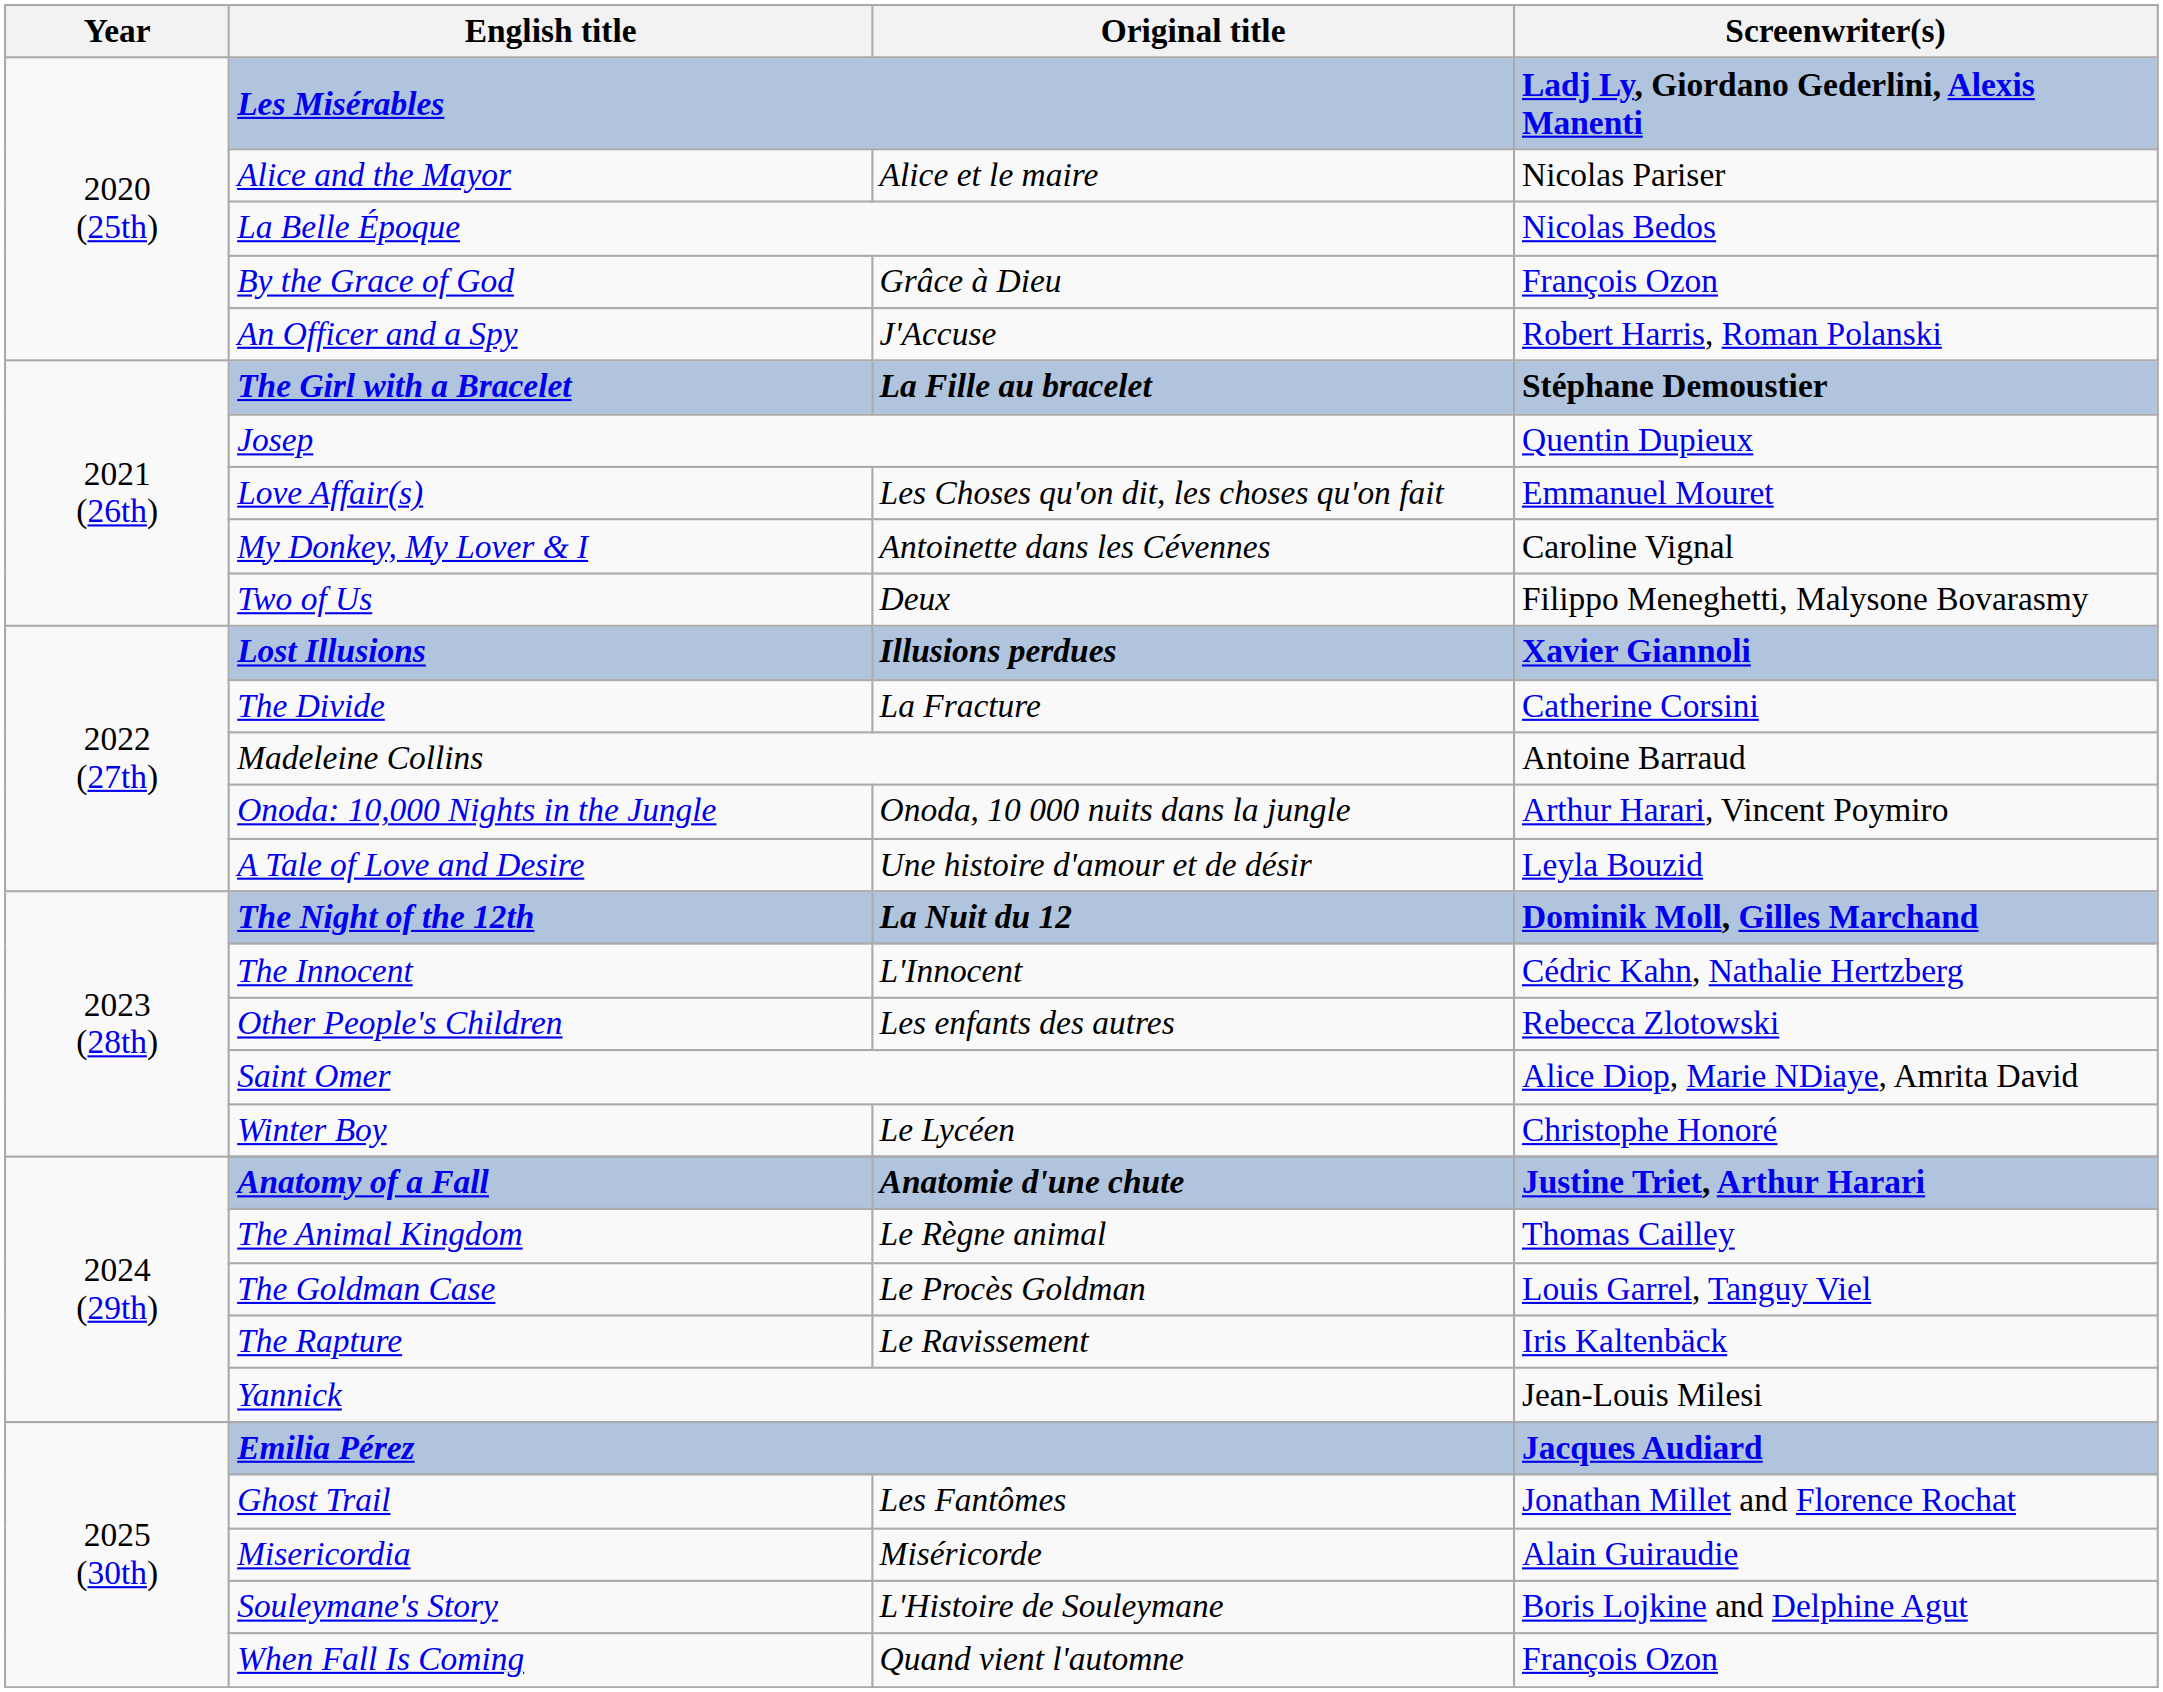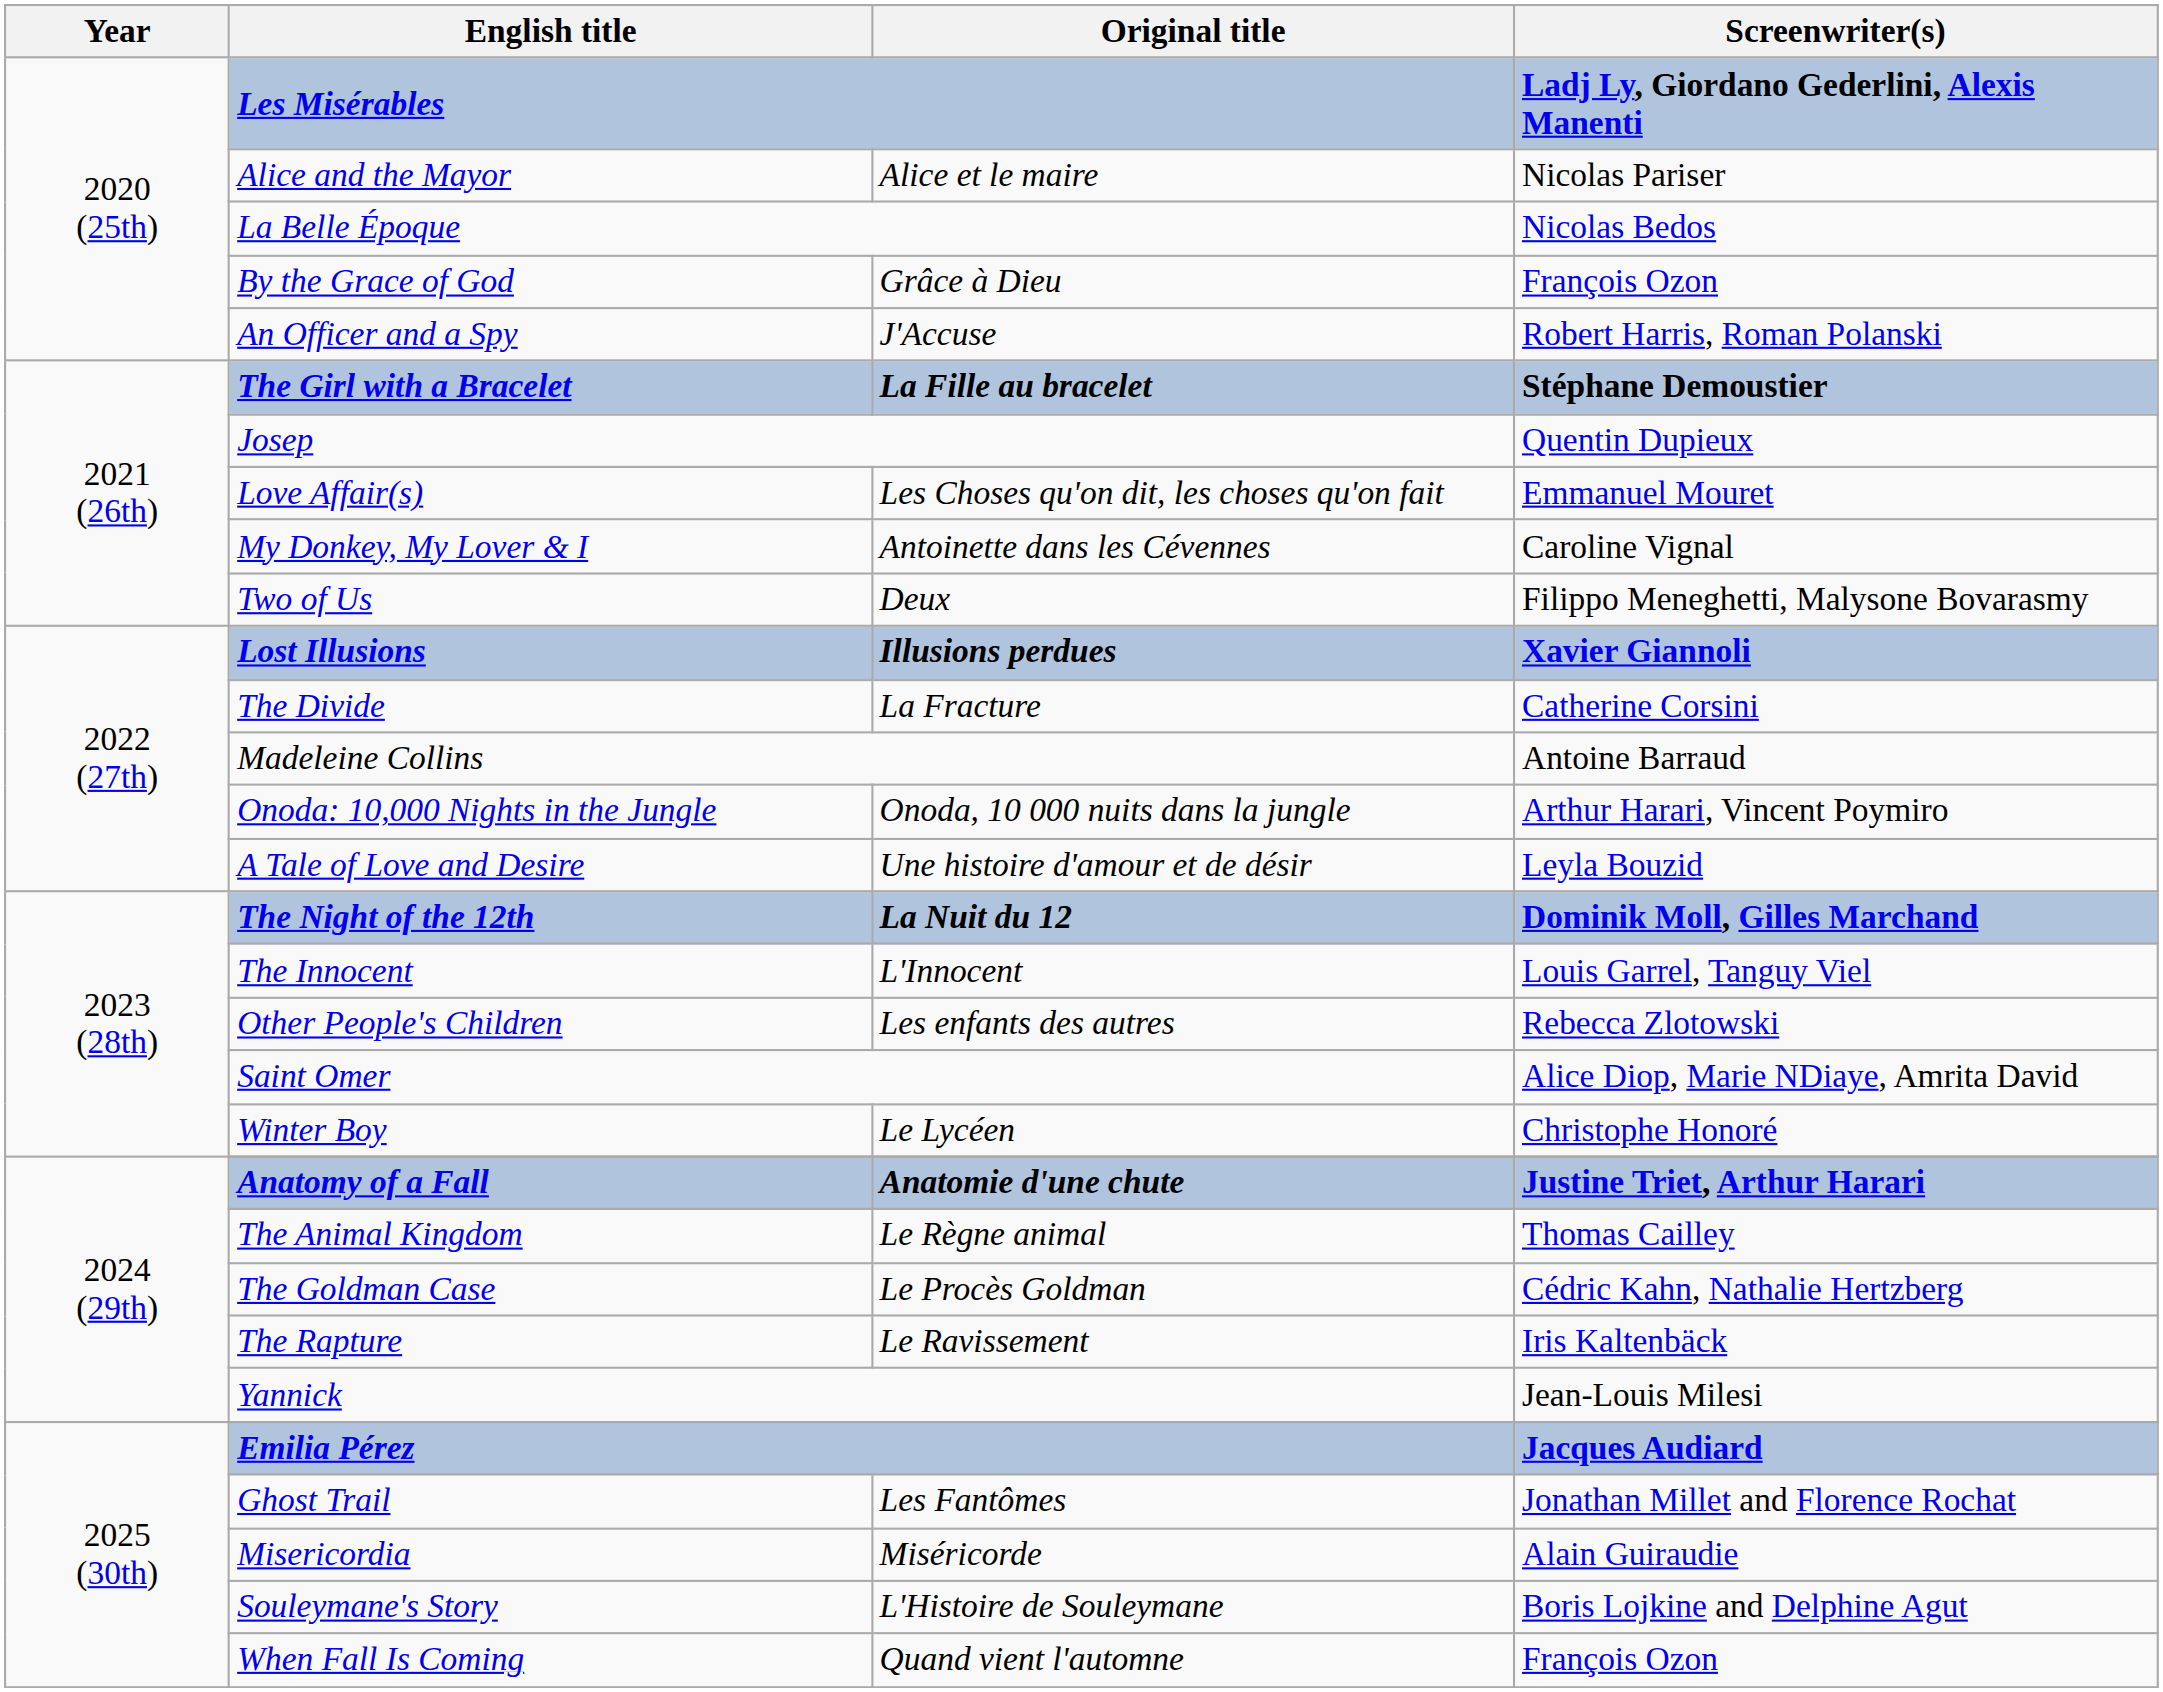(1743, 970) Cédric Kahn, Nathalie Hertzberg -> (1697, 970) Louis Garrel, Tanguy Viel
(1697, 1288) Louis Garrel, Tanguy Viel -> (1743, 1288) Cédric Kahn, Nathalie Hertzberg
